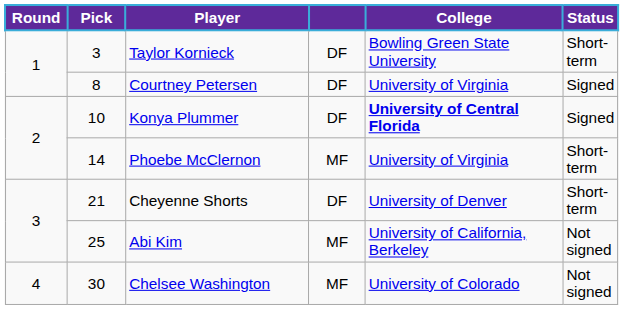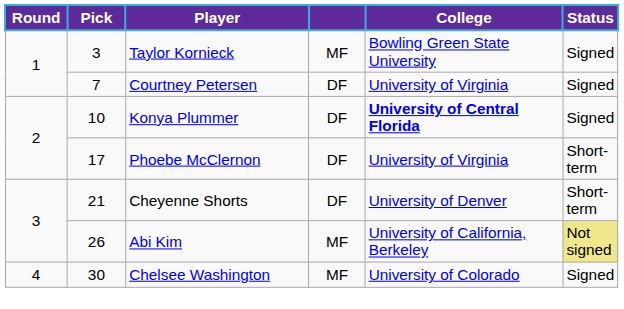(337, 52) DF -> (337, 52) MF
(587, 52) Short-term -> (590, 52) Signed
(96, 85) 8 -> (96, 85) 7
(96, 159) 14 -> (96, 159) 17
(337, 159) MF -> (337, 159) DF
(96, 242) 25 -> (96, 242) 26
(589, 242) no background -> (589, 242) khaki background
(589, 283) Not signed -> (590, 275) Signed
